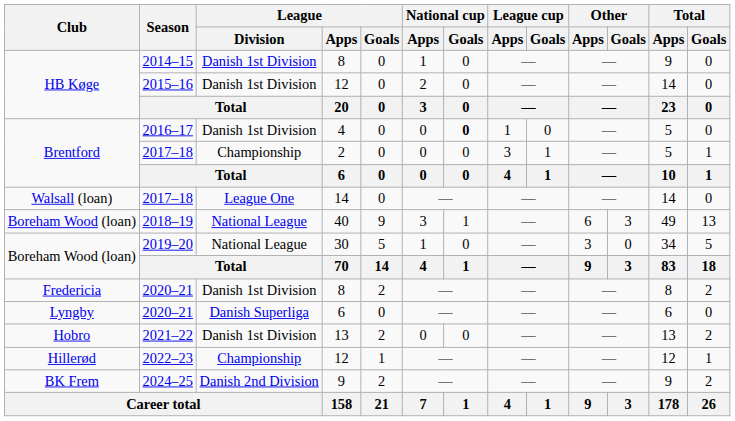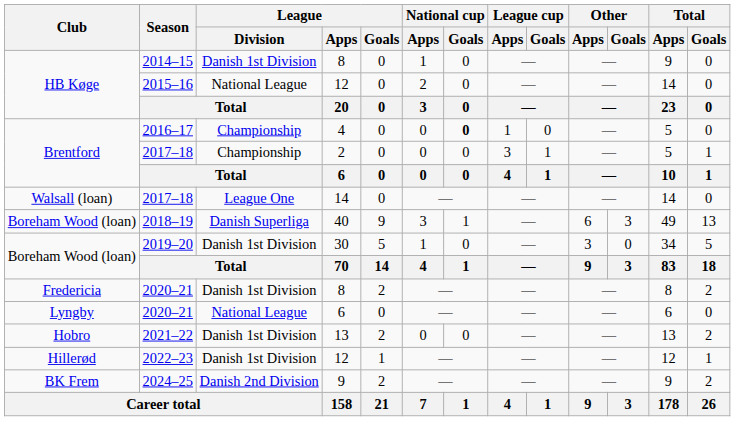(259, 84) Danish 1st Division -> (259, 84) National League
(259, 130) Danish 1st Division -> (259, 130) Championship
(259, 221) National League -> (259, 221) Danish Superliga
(259, 244) National League -> (259, 244) Danish 1st Division
(259, 312) Danish Superliga -> (259, 312) National League
(259, 358) Championship -> (259, 358) Danish 1st Division
